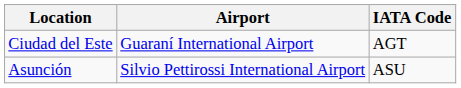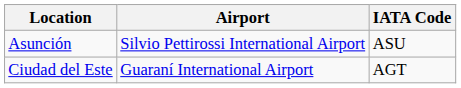rows swapped: (40, 69) <-> (60, 43)
